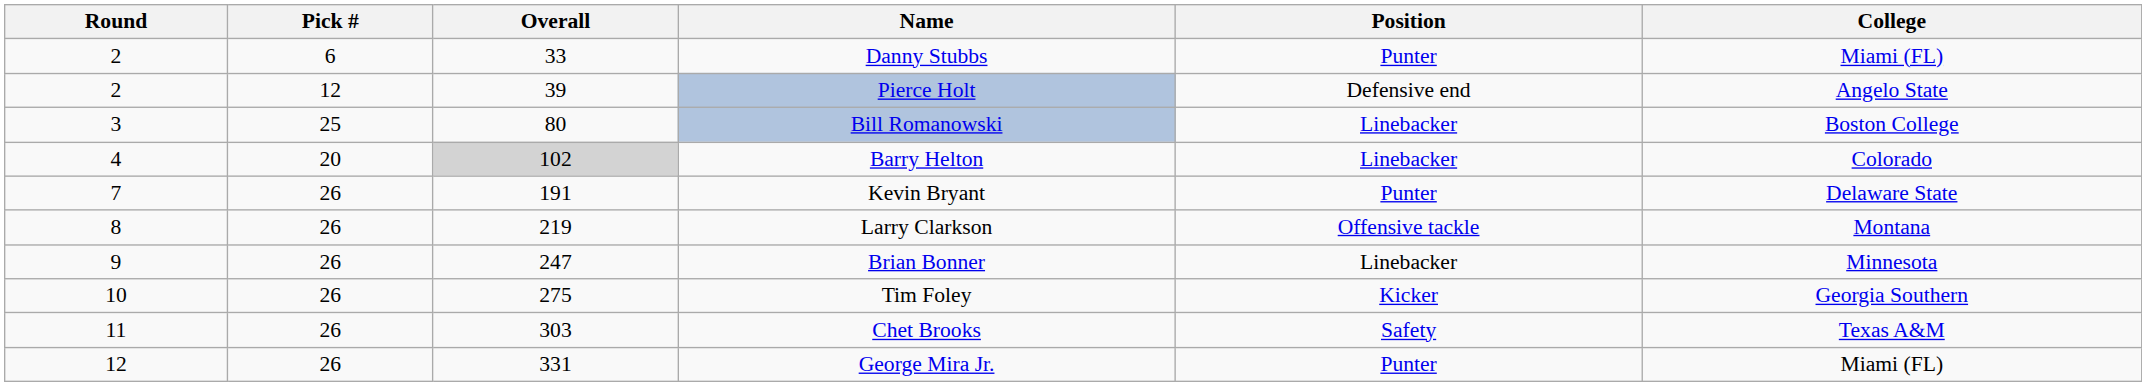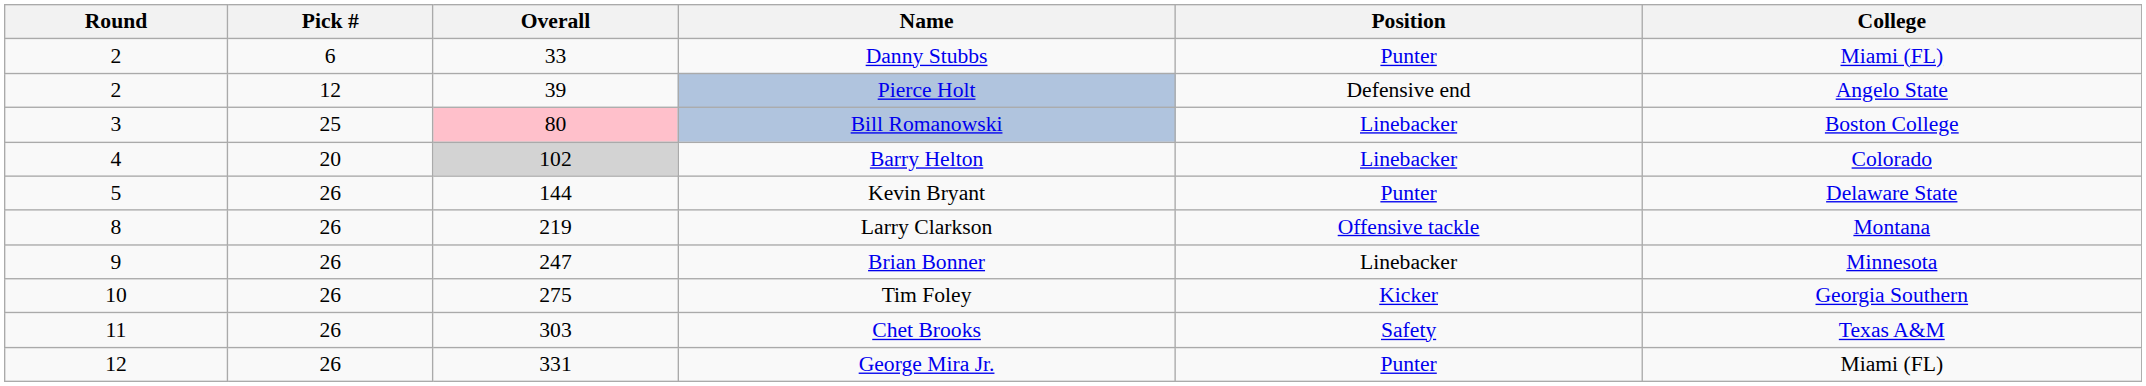(555, 124) no background -> (555, 124) pink background
(116, 192) 7 -> (116, 192) 5
(555, 192) 191 -> (555, 192) 144
